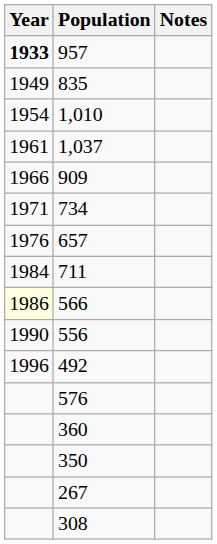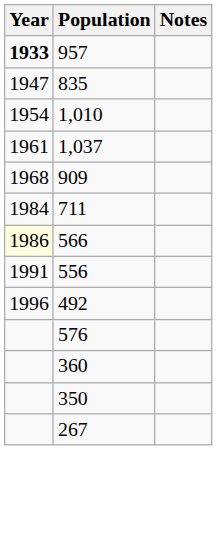(29, 83) 1949 -> (29, 83) 1947
(29, 177) 1966 -> (29, 177) 1968
- row: (73, 209)
- row: (73, 240)
(29, 334) 1990 -> (29, 271) 1991
- row: (73, 523)
